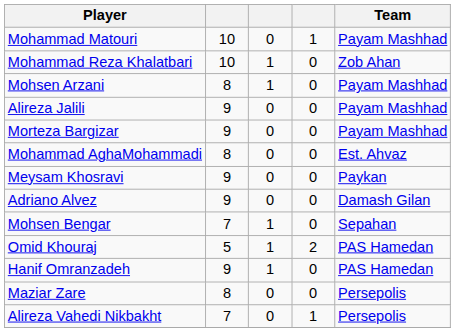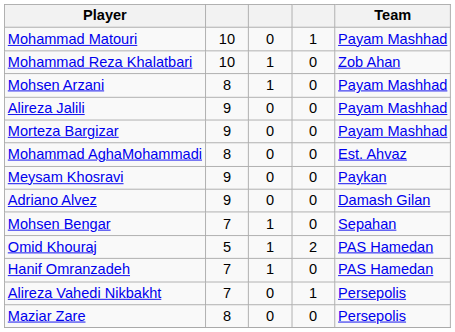(227, 270) 9 -> (227, 270) 7
rows swapped: (85, 316) <-> (47, 293)
